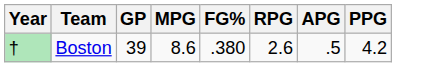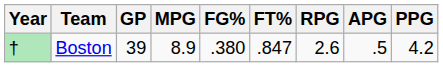+ column: (273, 19)
(183, 48) 8.6 -> (183, 48) 8.9
